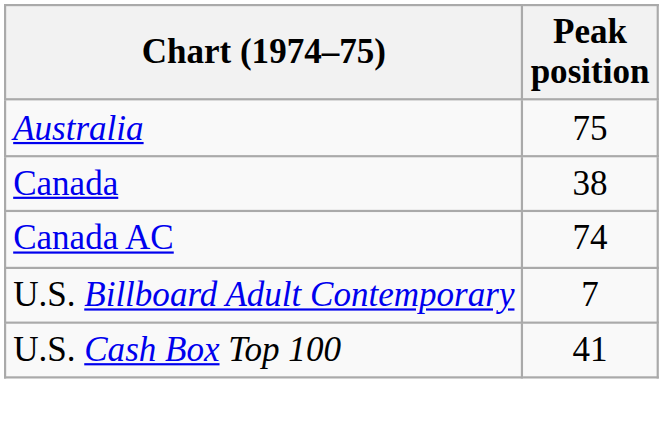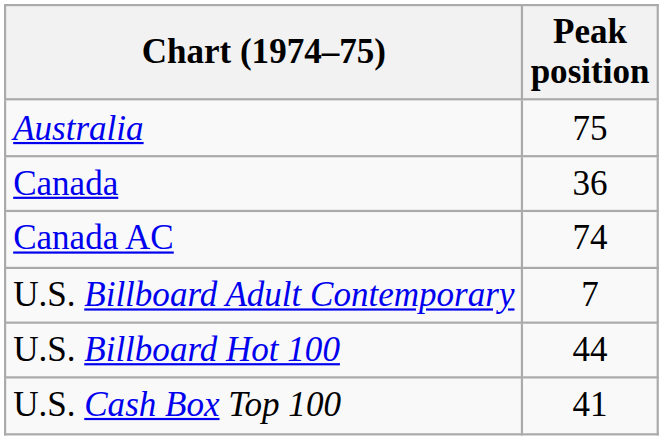(590, 182) 38 -> (590, 182) 36
+ row: (177, 349)
